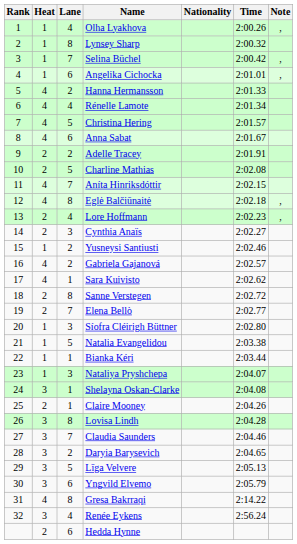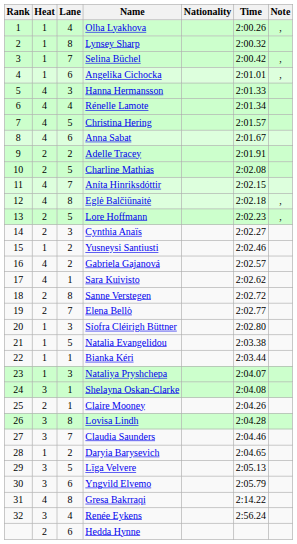(70, 91) 2 -> (70, 91) 3
(70, 216) 4 -> (70, 216) 5
(45, 452) 3 -> (45, 452) 1
